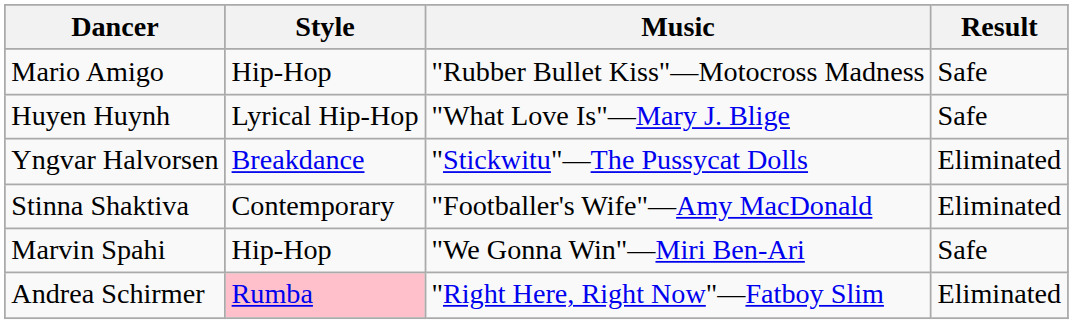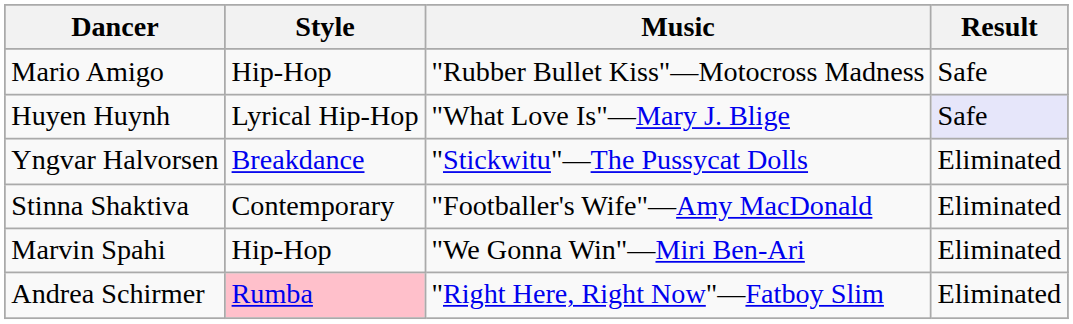(963, 116) no background -> (963, 116) lavender background
(963, 250) Safe -> (999, 250) Eliminated
